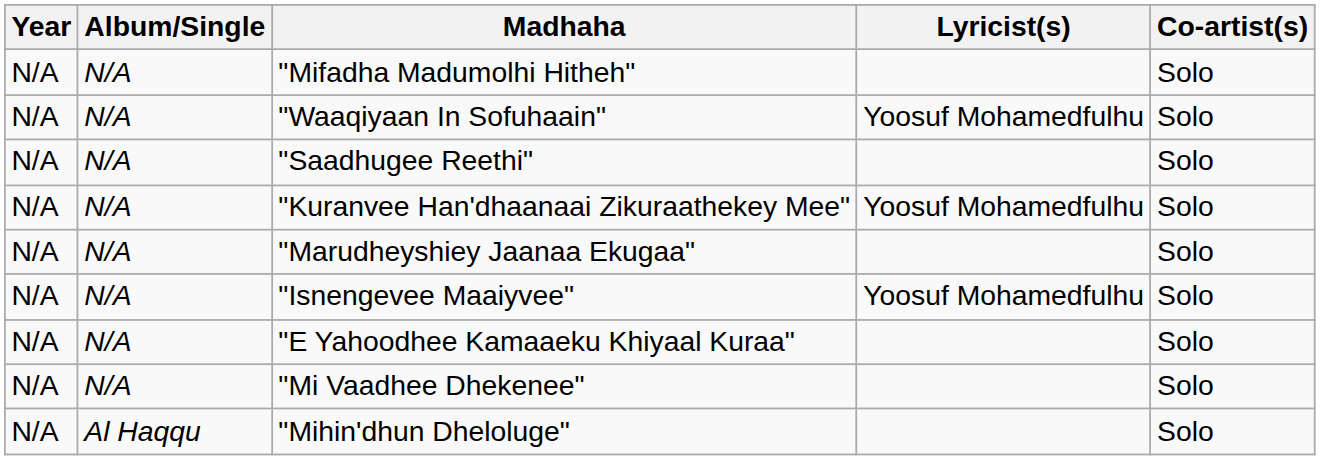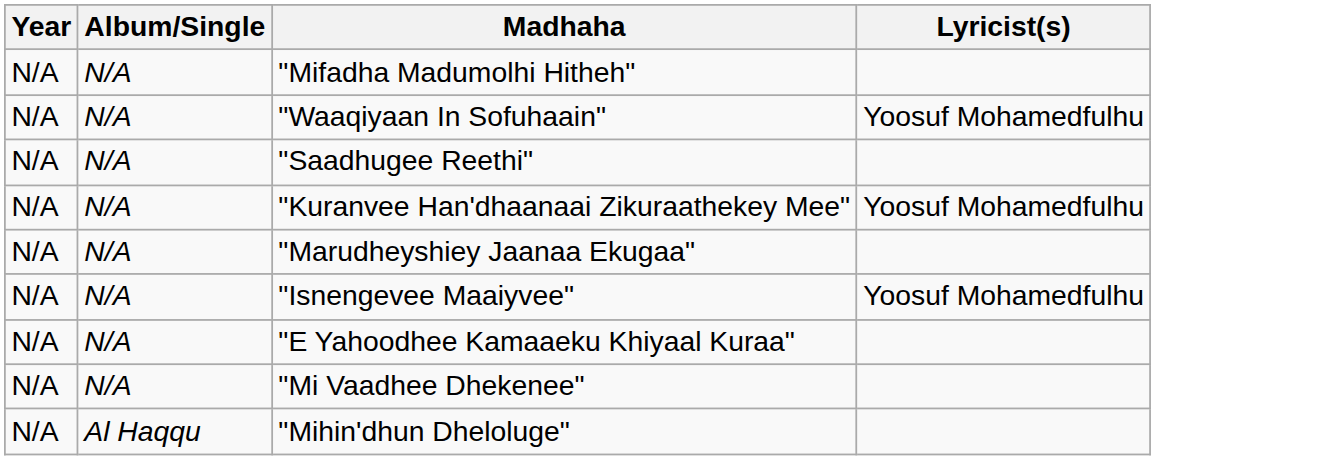- column: (1233, 26)
